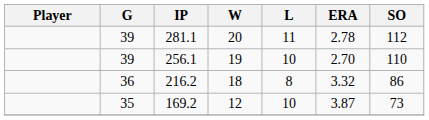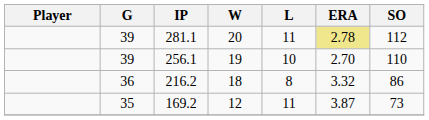(343, 37) no background -> (343, 37) khaki background
(289, 103) 10 -> (289, 103) 11
